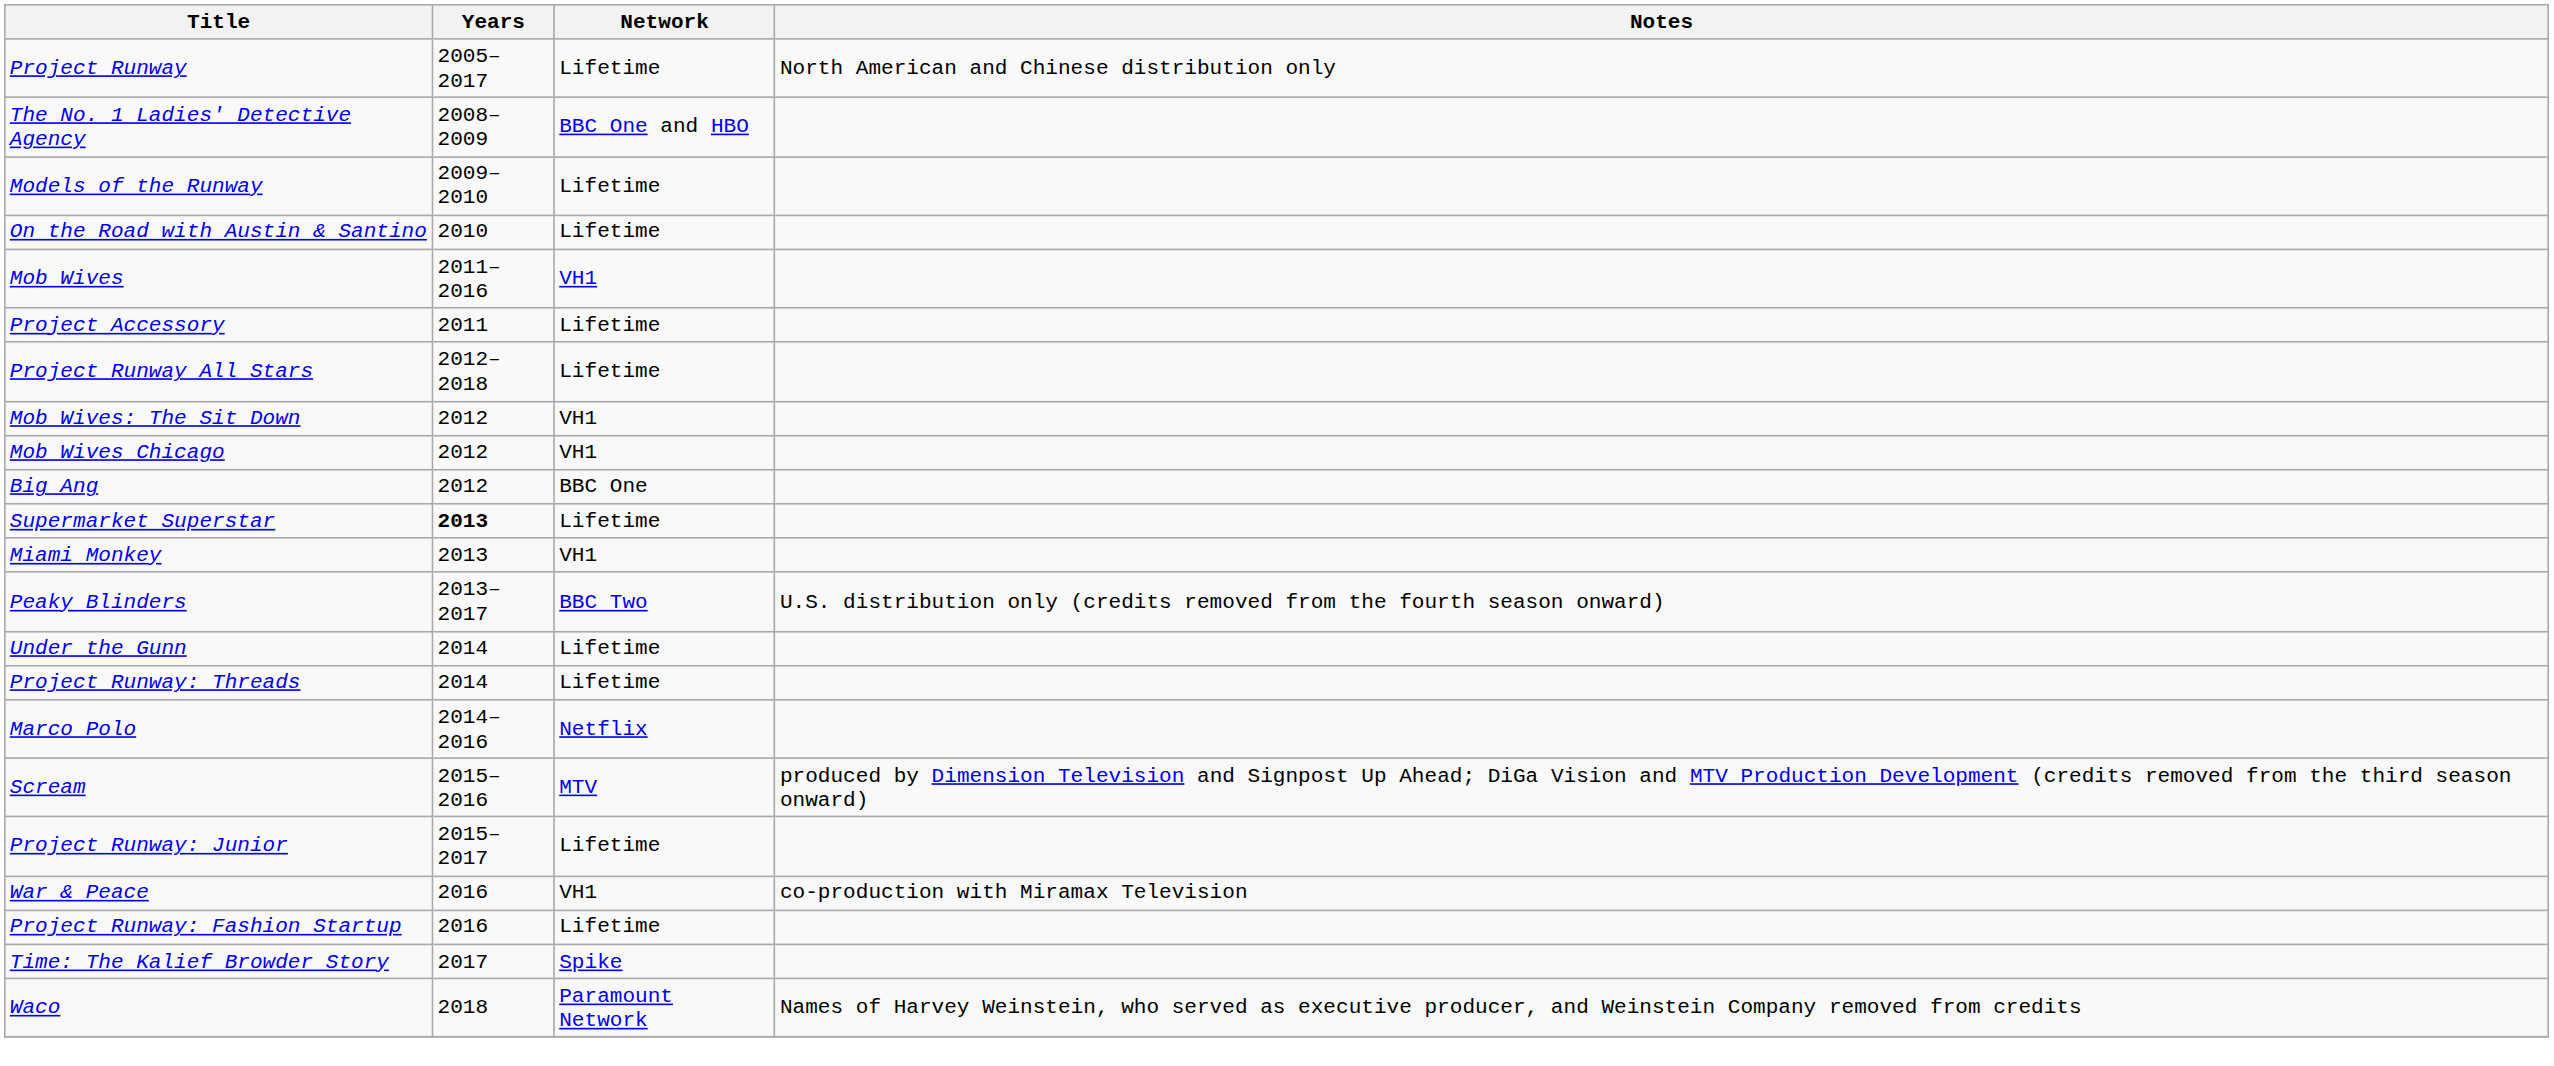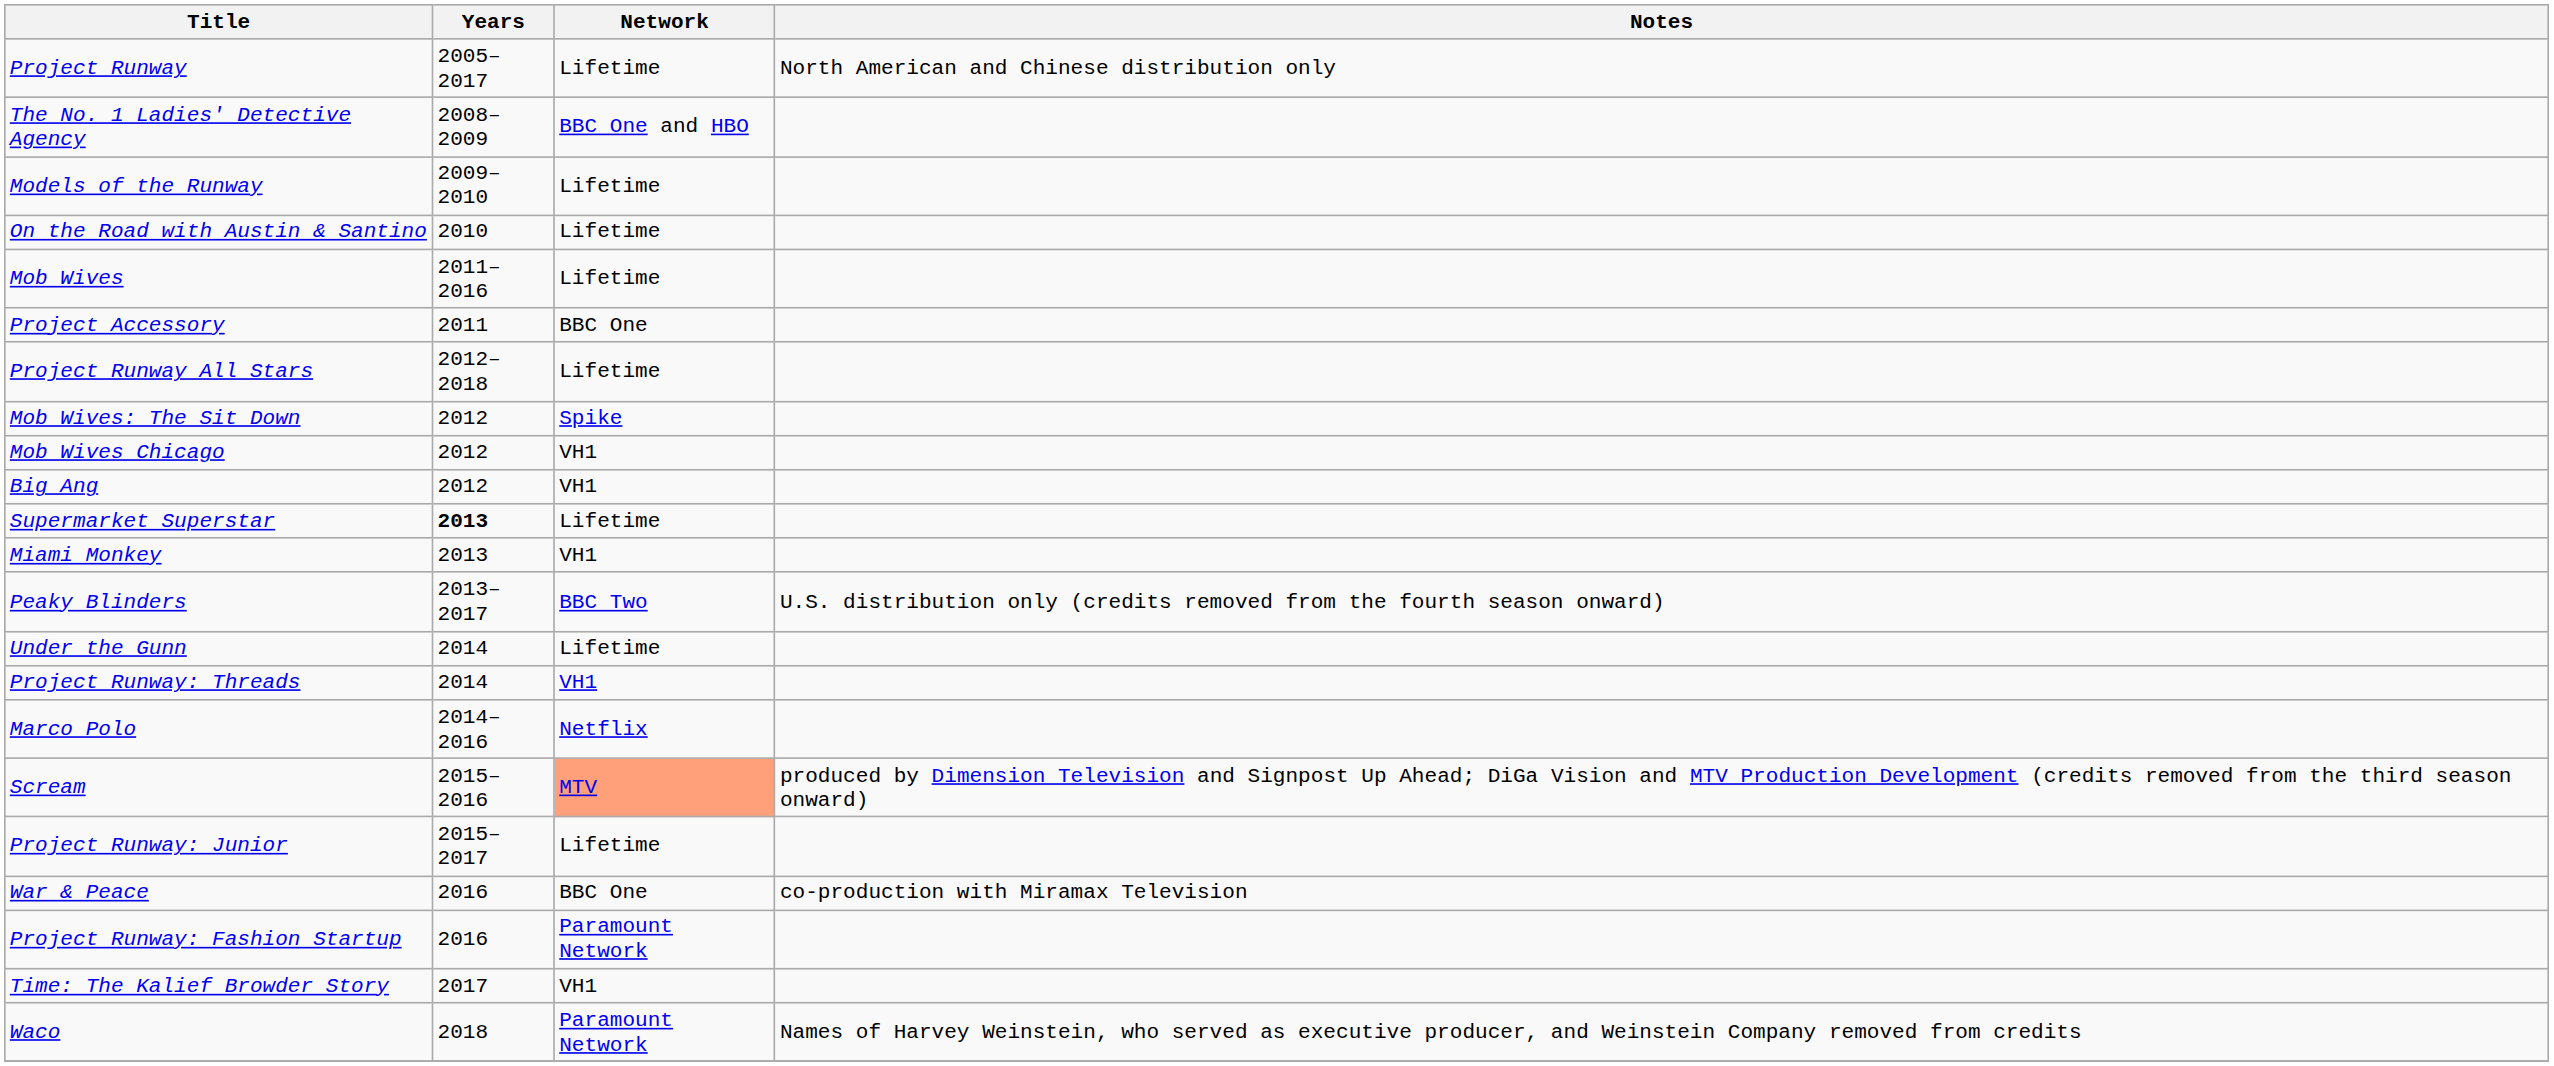(578, 279) VH1 -> (610, 279) Lifetime
(610, 325) Lifetime -> (603, 325) BBC One
(578, 418) VH1 -> (591, 418) Spike
(603, 487) BBC One -> (578, 487) VH1
(610, 683) Lifetime -> (578, 683) VH1
(578, 788) no background -> (578, 788) lightsalmon background
(578, 893) VH1 -> (603, 893) BBC One
(610, 927) Lifetime -> (616, 939) Paramount Network
(591, 961) Spike -> (578, 986) VH1
